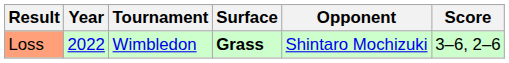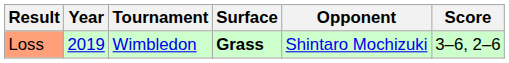(86, 44) 2022 -> (86, 44) 2019
